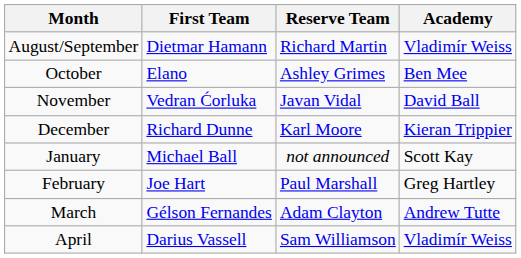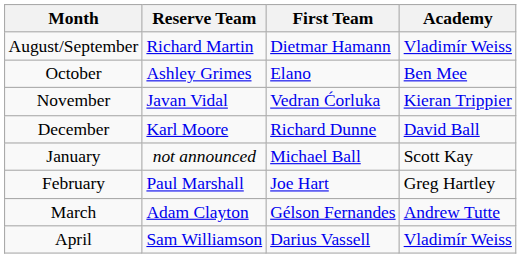columns swapped: (209, 18) <-> (338, 18)
(442, 101) David Ball -> (458, 101) Kieran Trippier
(458, 128) Kieran Trippier -> (442, 128) David Ball
